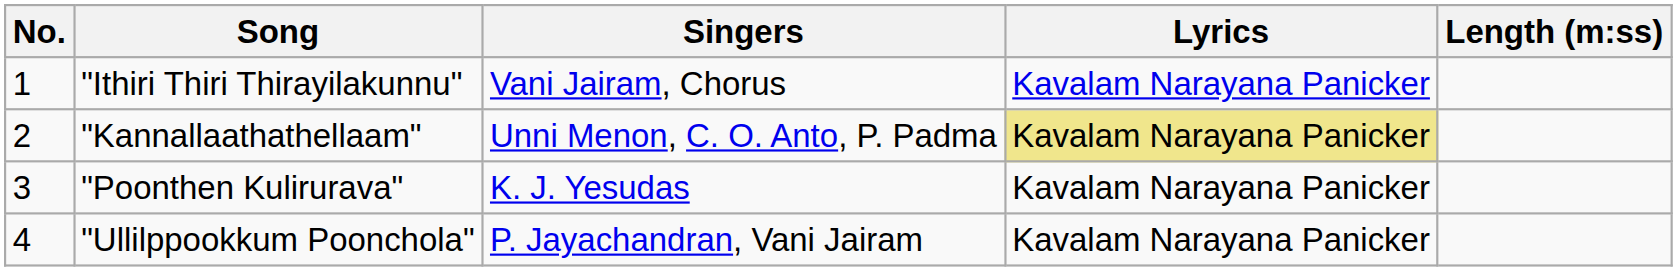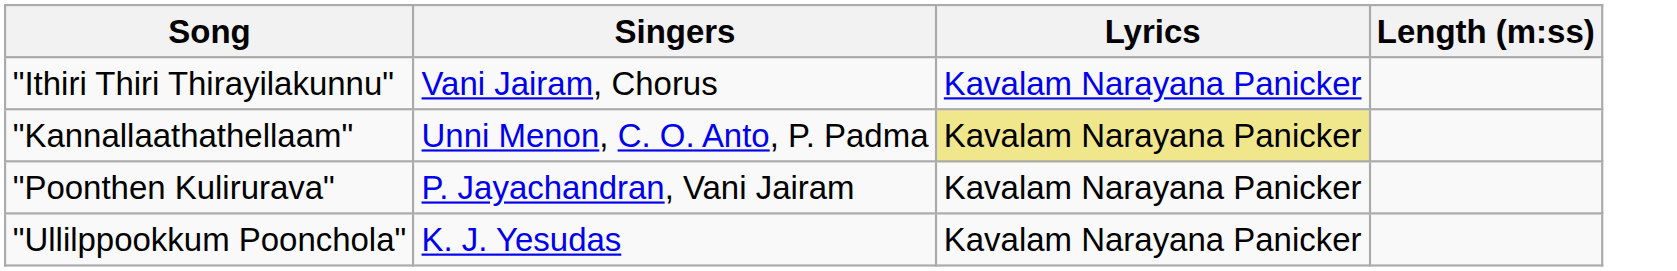- column: (39, 31)
(590, 188) K. J. Yesudas -> (638, 188) P. Jayachandran, Vani Jairam
(706, 240) P. Jayachandran, Vani Jairam -> (521, 240) K. J. Yesudas
